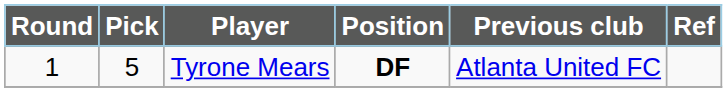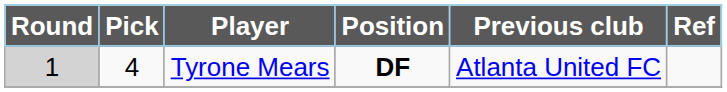(52, 67) no background -> (52, 67) lightgrey background
(132, 67) 5 -> (132, 67) 4
